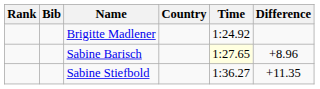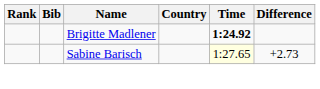(231, 34) normal -> (232, 34) bold
(283, 53) +8.96 -> (284, 53) +2.73
- row: (108, 73)
